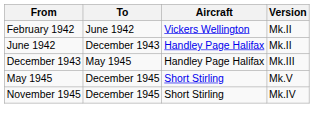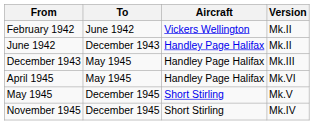+ row: (30, 78)
